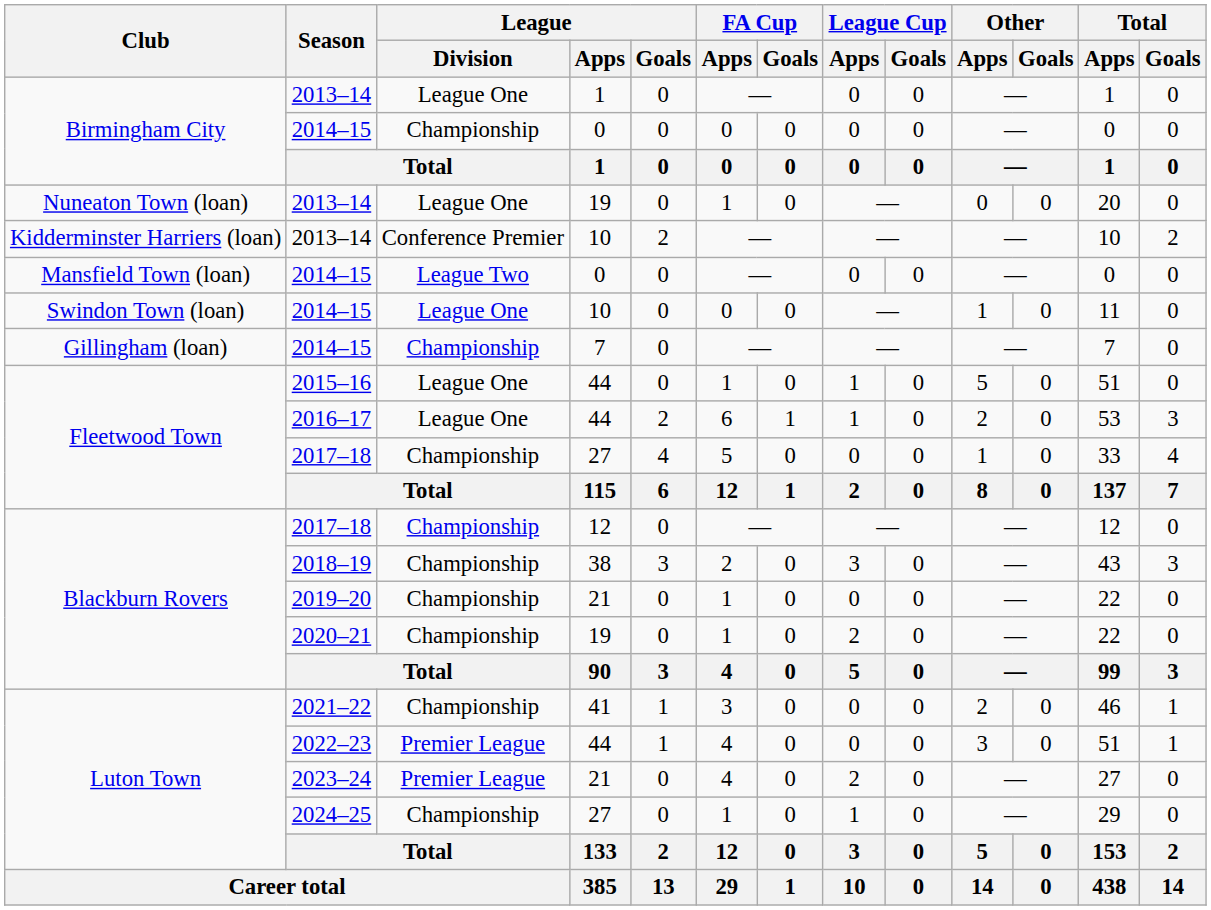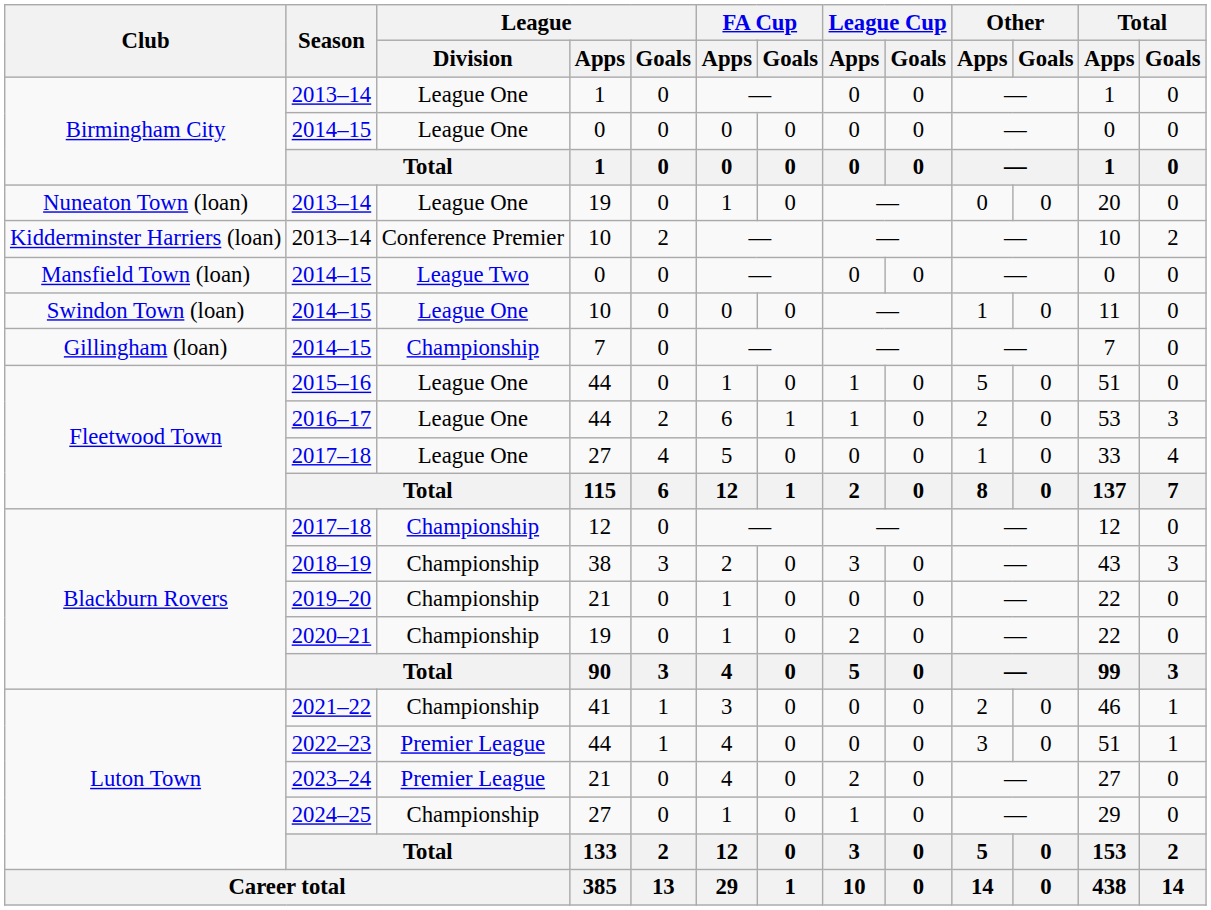(473, 130) Championship -> (473, 130) League One
(473, 454) Championship -> (473, 454) League One
